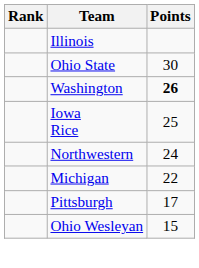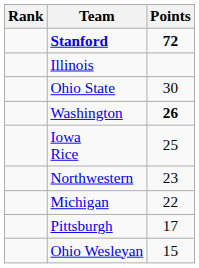+ row: (79, 40)
(170, 154) 24 -> (170, 178) 23
